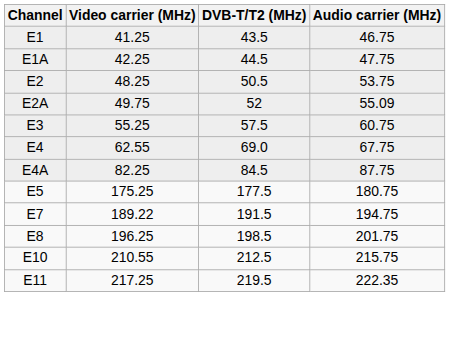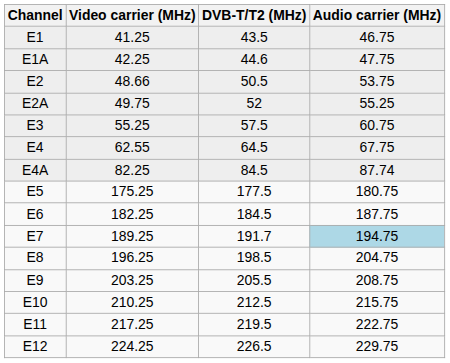(254, 59) 44.5 -> (254, 59) 44.6
(132, 81) 48.25 -> (132, 81) 48.66
(377, 103) 55.09 -> (377, 103) 55.25
(254, 147) 69.0 -> (254, 147) 64.5
(377, 170) 87.75 -> (377, 170) 87.74
+ row: (35, 214)
(132, 214) 189.22 -> (132, 236) 189.25
(254, 214) 191.5 -> (254, 236) 191.7
(377, 214) no background -> (377, 236) lightblue background
(377, 236) 201.75 -> (377, 258) 204.75
+ row: (35, 280)
(132, 258) 210.55 -> (132, 302) 210.25
(377, 280) 222.35 -> (377, 324) 222.75
+ row: (35, 346)
